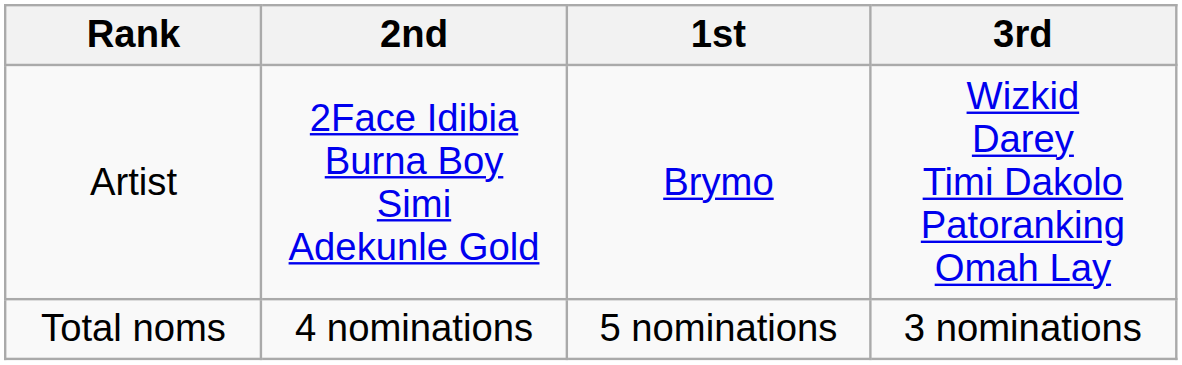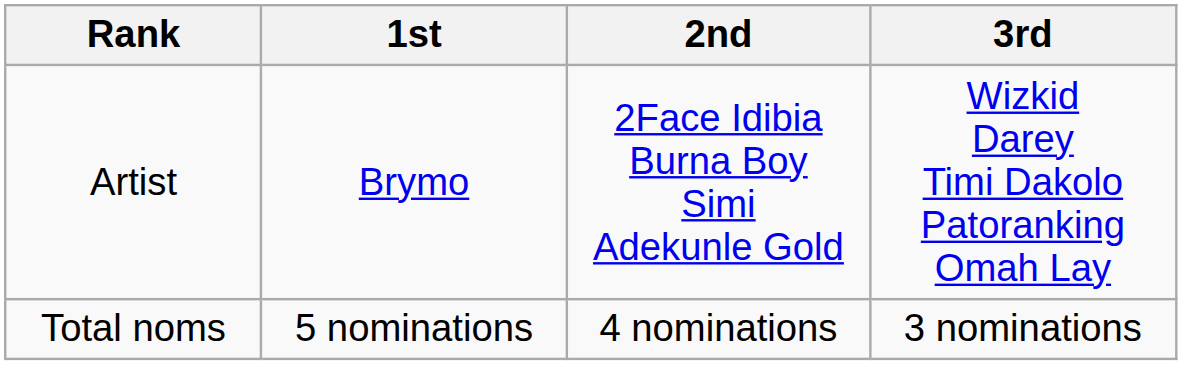columns swapped: (718, 34) <-> (414, 34)
